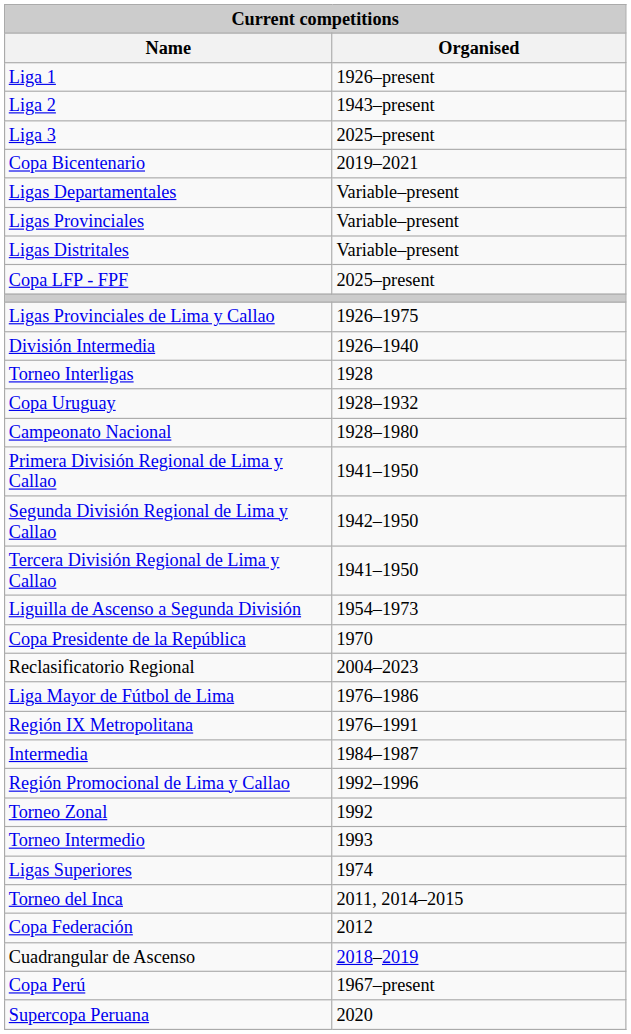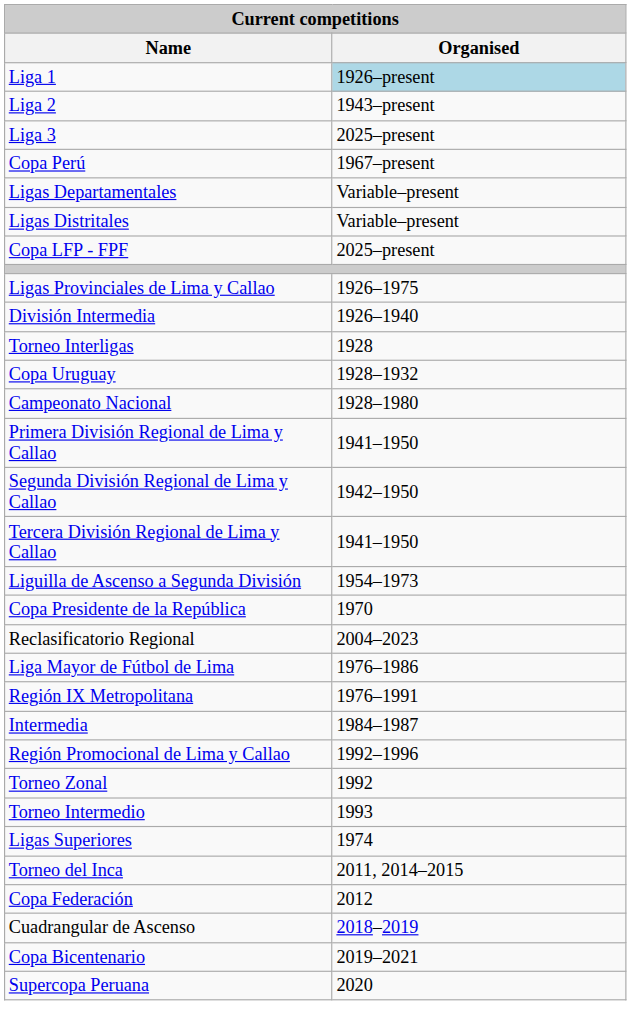(386, 76) no background -> (386, 76) lightblue background
rows swapped: (47, 985) <-> (77, 163)
- row: (76, 221)
